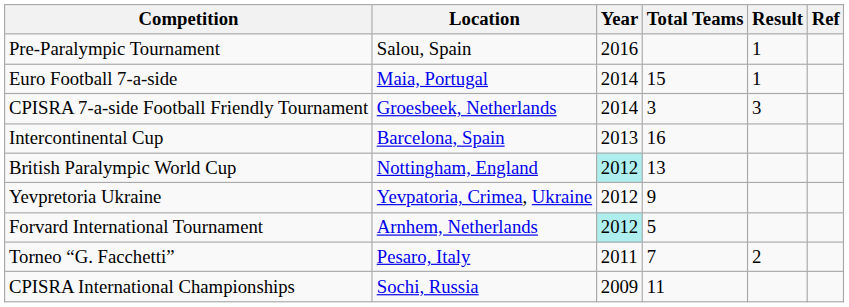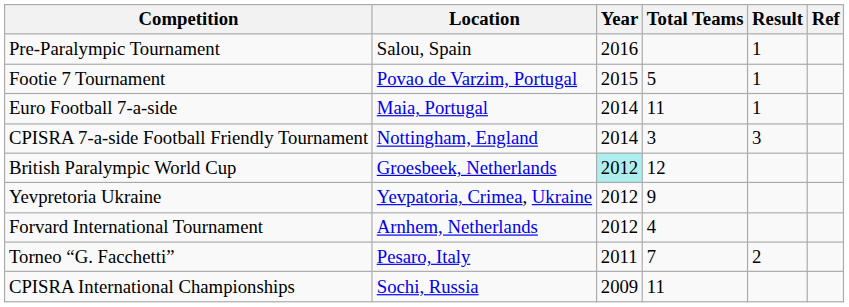+ row: (87, 78)
(656, 78) 15 -> (656, 108) 11
(467, 108) Groesbeek, Netherlands -> (457, 138) Nottingham, England
- row: (86, 138)
(457, 167) Nottingham, England -> (467, 167) Groesbeek, Netherlands
(656, 167) 13 -> (656, 167) 12
(619, 227) paleturquoise background -> (619, 227) no background
(652, 227) 5 -> (652, 227) 4
